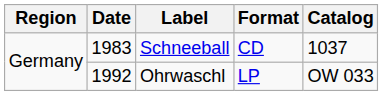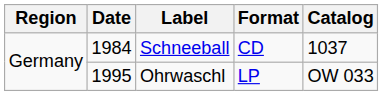(112, 47) 1983 -> (112, 47) 1984
(112, 76) 1992 -> (112, 76) 1995
